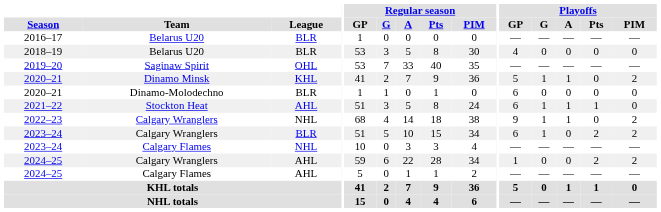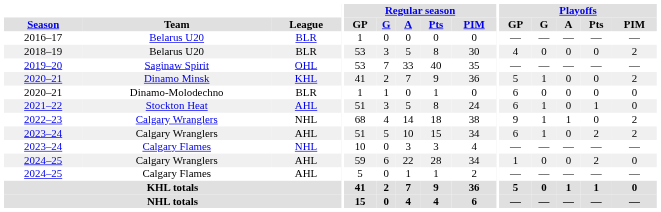(634, 51) 0 -> (634, 51) 2
(568, 78) 1 -> (568, 78) 0
(568, 106) 1 -> (568, 106) 0
(306, 133) BLR -> (306, 133) AHL
(634, 160) 2 -> (634, 160) 0
